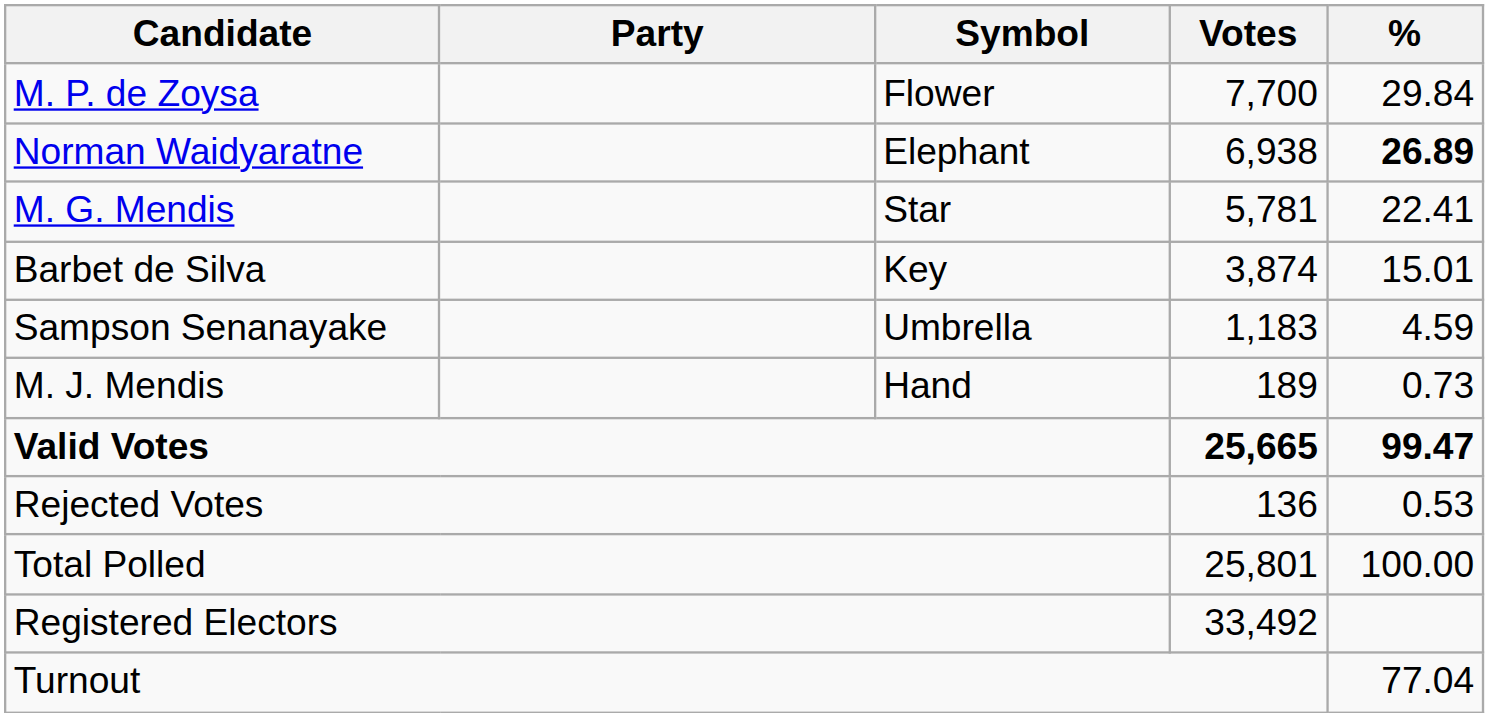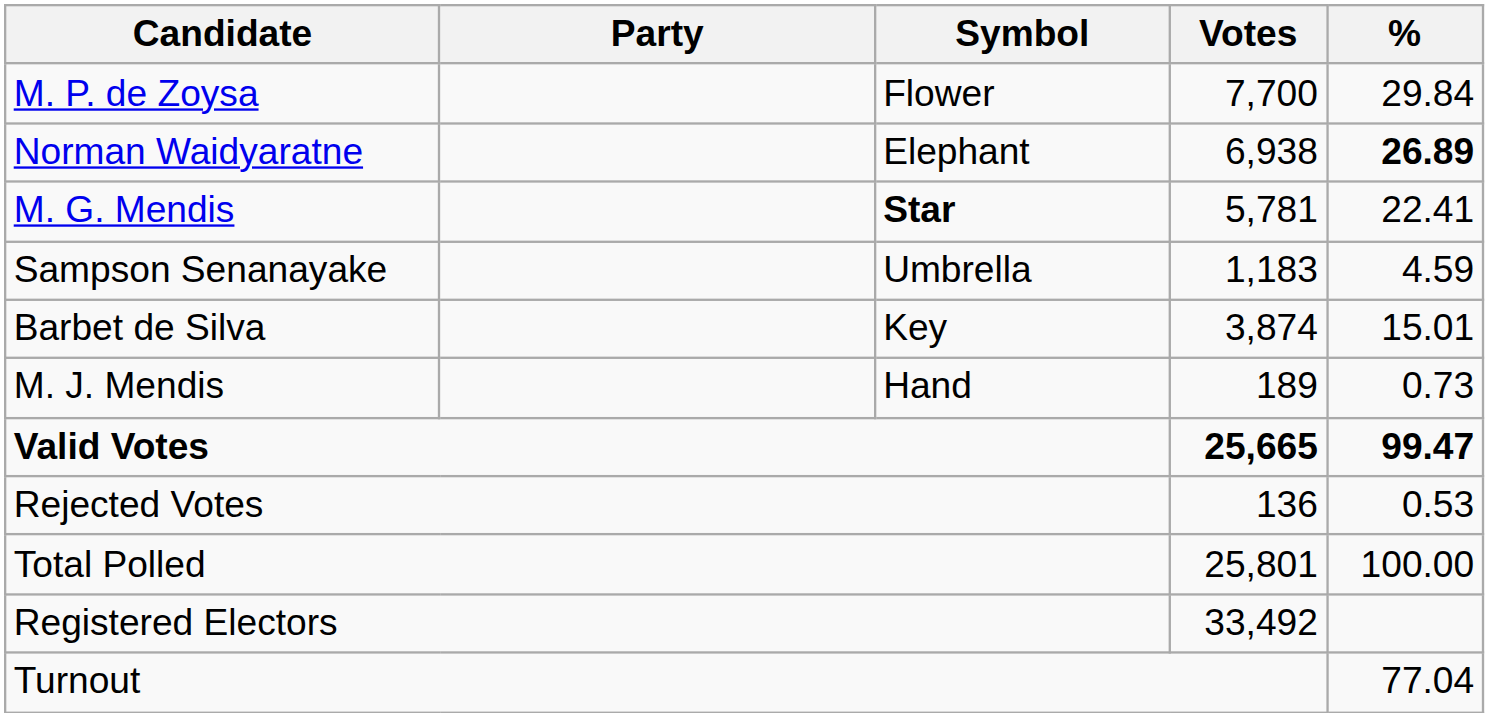(917, 210) normal -> (919, 210) bold
rows swapped: (140, 269) <-> (200, 328)
